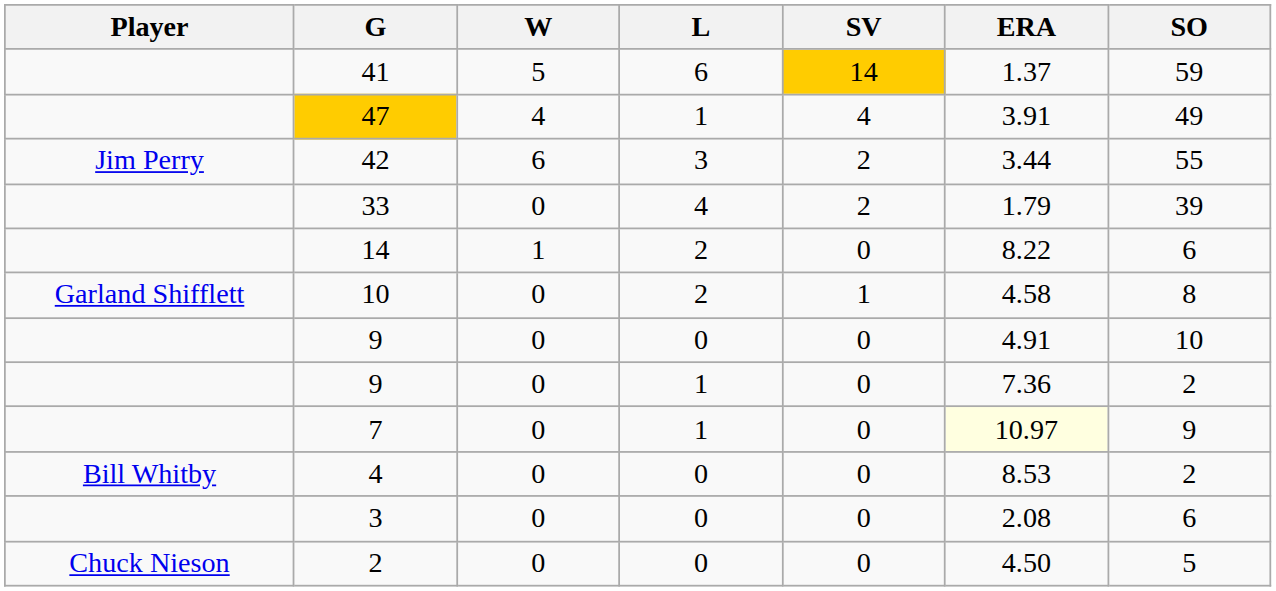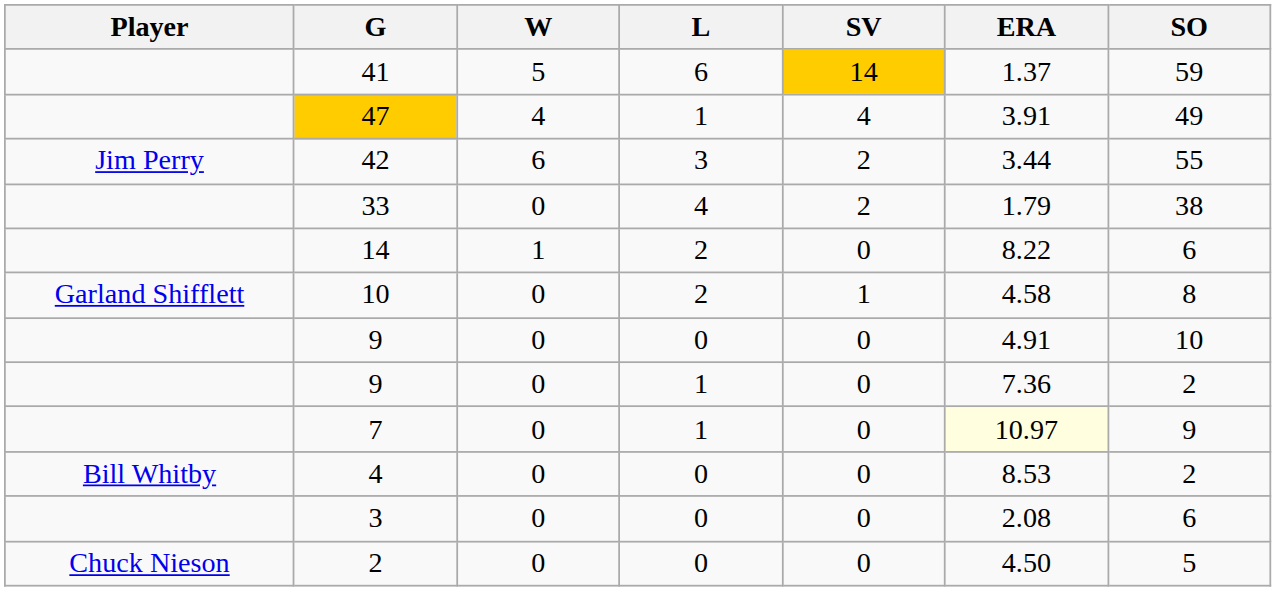(1189, 205) 39 -> (1189, 205) 38
